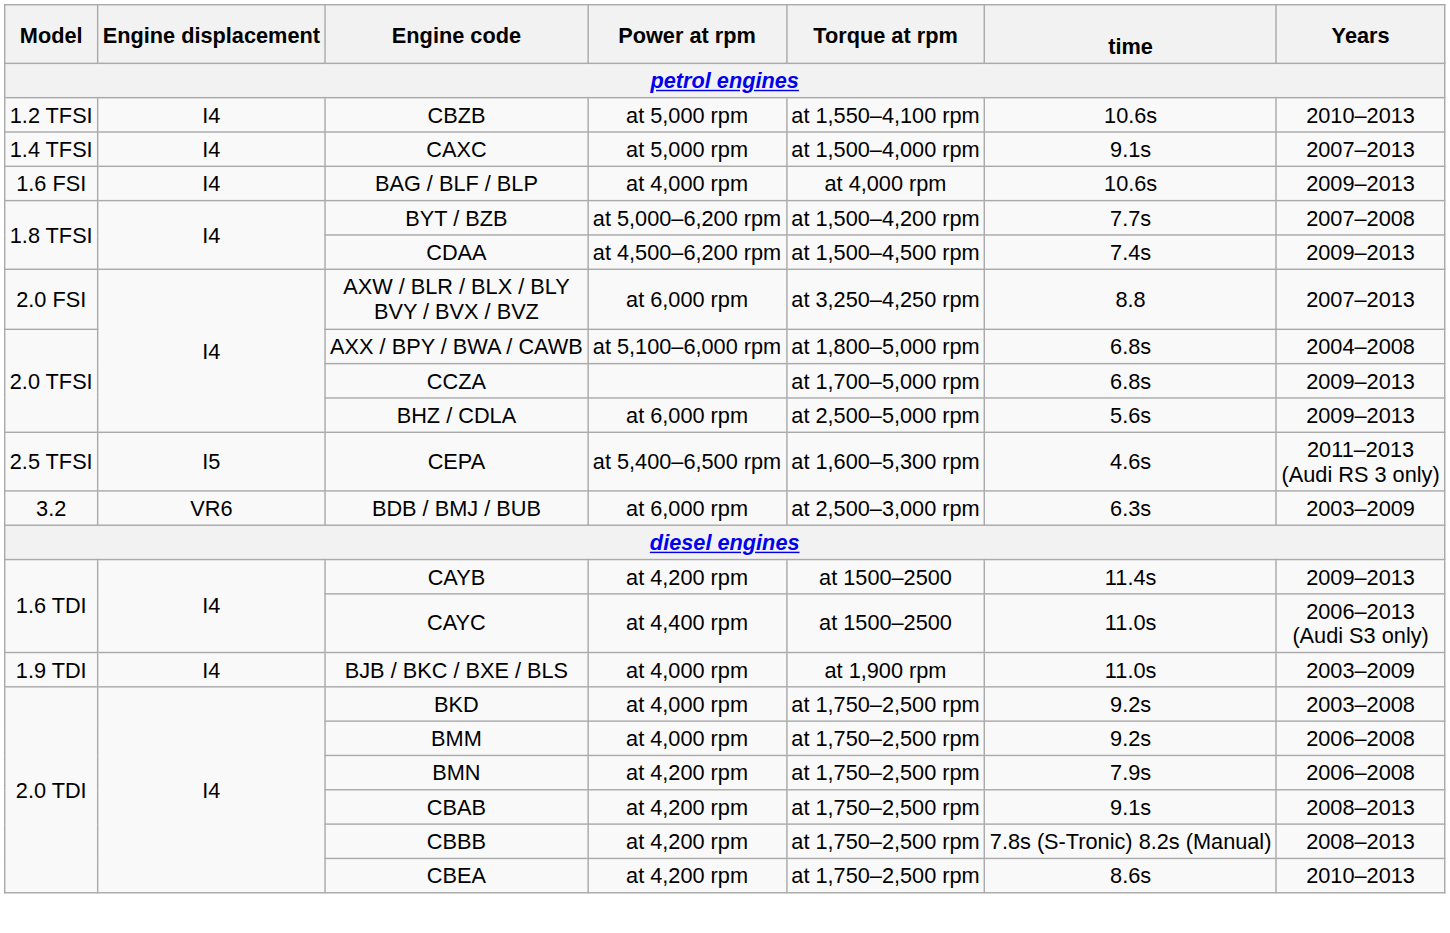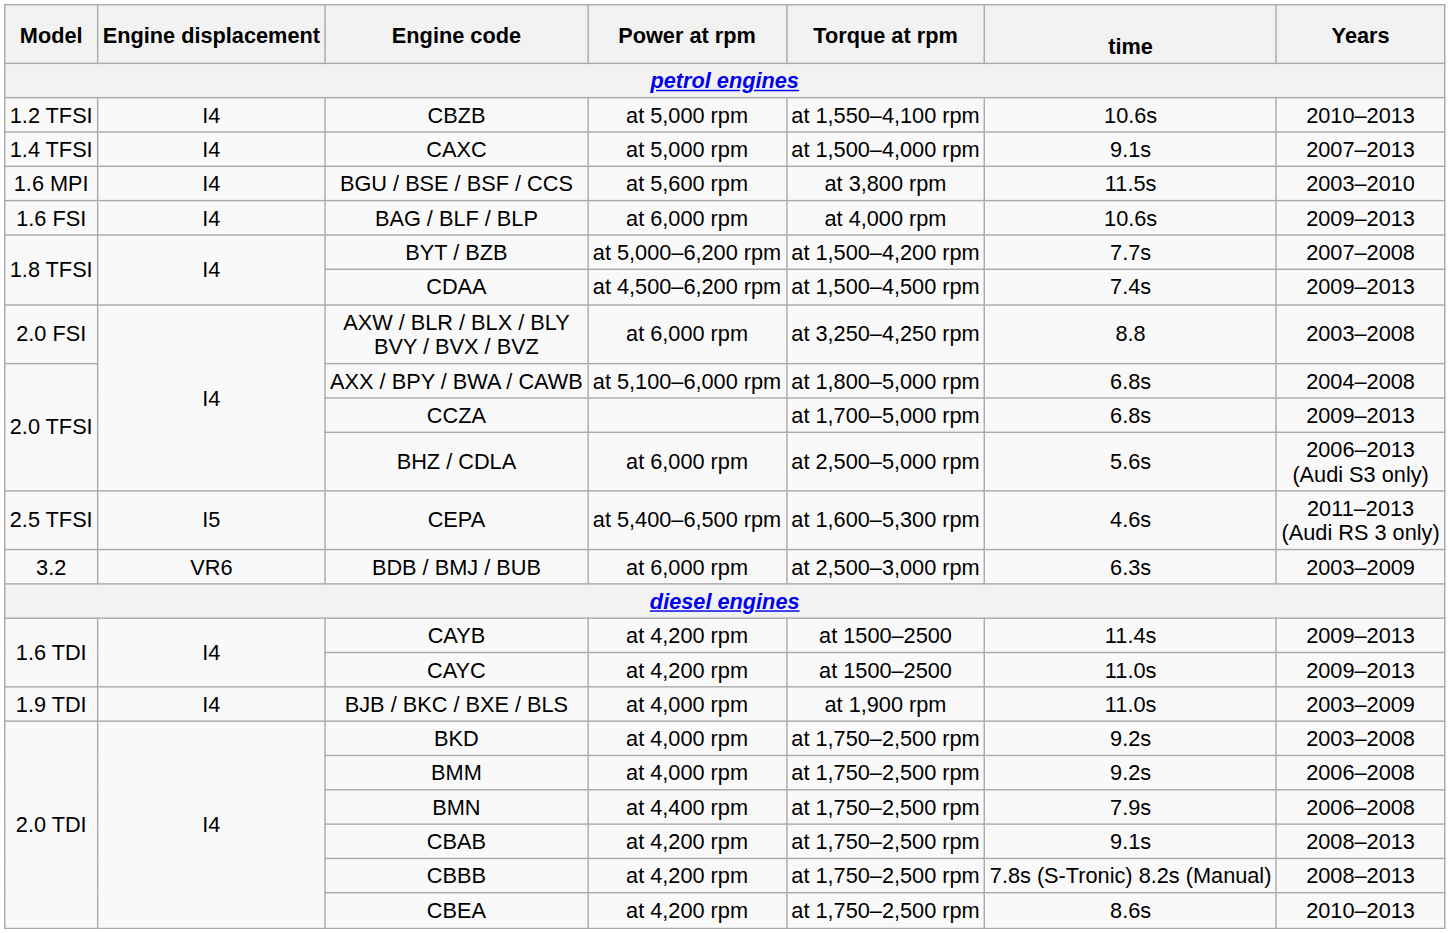+ row: (456, 184)
(687, 184) at 4,000 rpm -> (687, 218) at 6,000 rpm
(1361, 299) 2007–2013 -> (1361, 334) 2003–2008
(1361, 415) 2009–2013 -> (1361, 461) 2006–2013 (Audi S3 only)
(687, 623) at 4,400 rpm -> (687, 670) at 4,200 rpm
(1361, 623) 2006–2013 (Audi S3 only) -> (1361, 670) 2009–2013
(687, 773) at 4,200 rpm -> (687, 808) at 4,400 rpm
